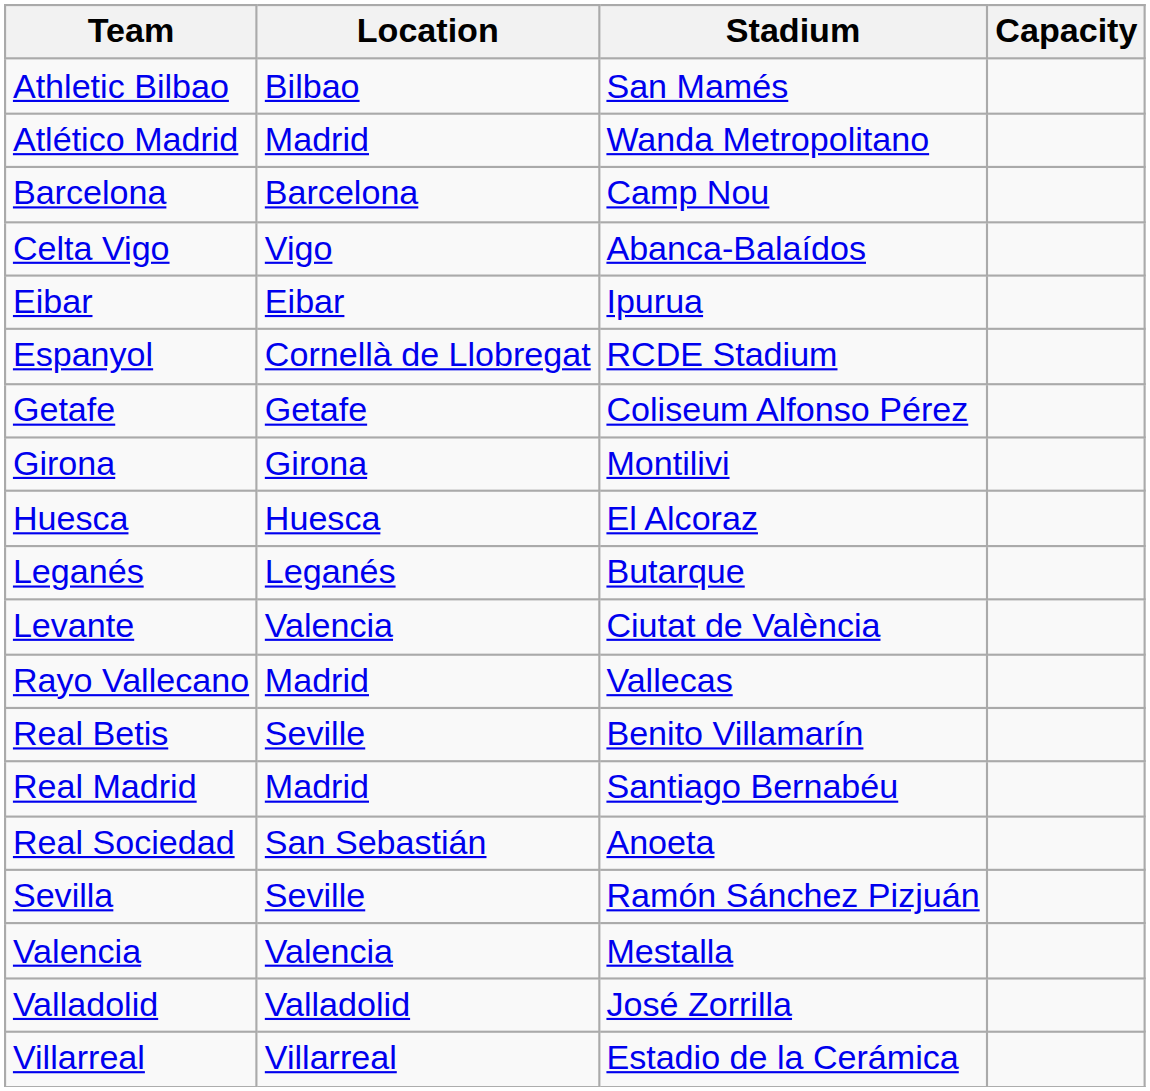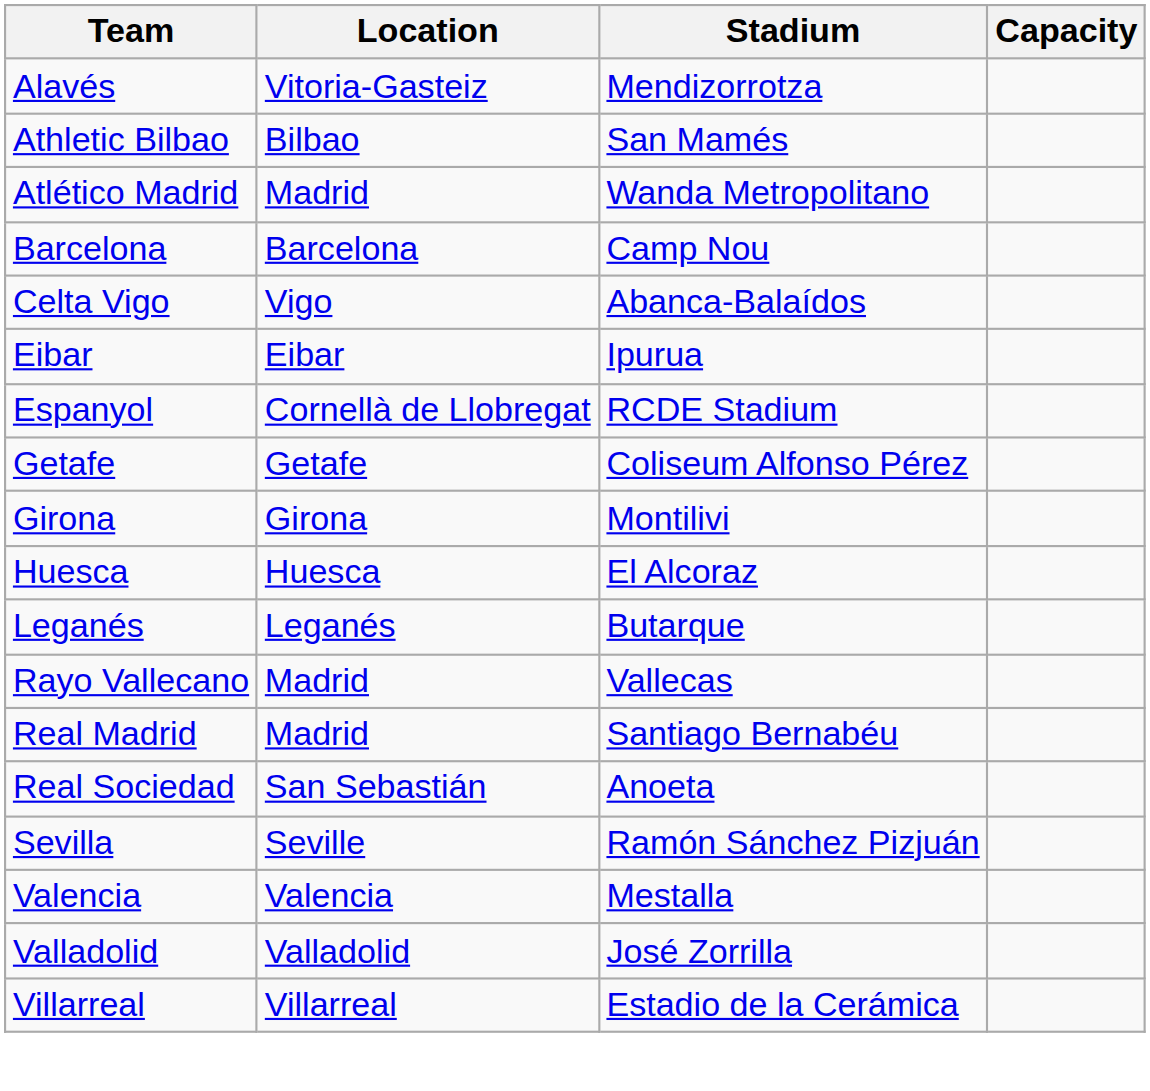+ row: (64, 85)
- row: (74, 626)
- row: (91, 734)
